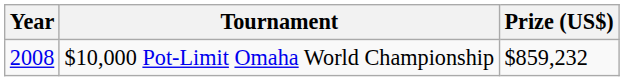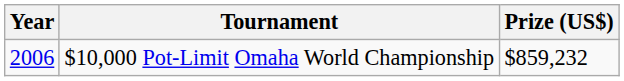(32, 57) 2008 -> (32, 57) 2006
